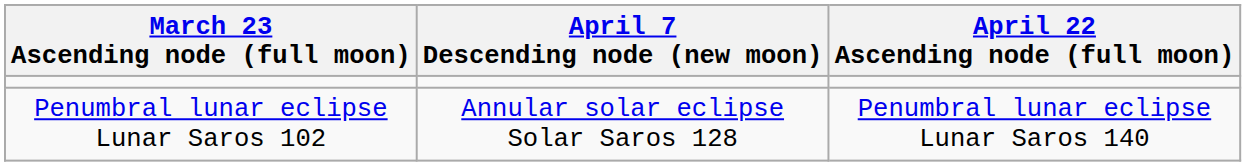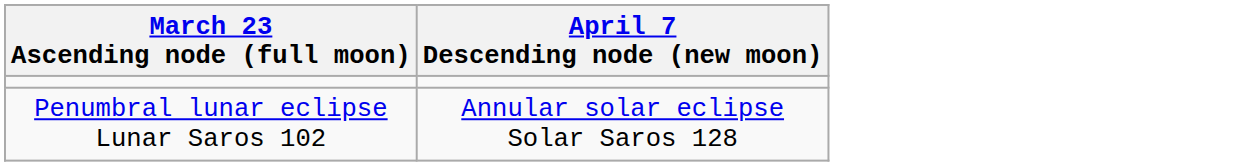- column: (1034, 41)
